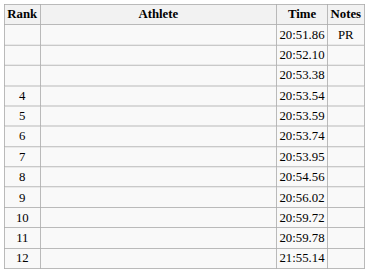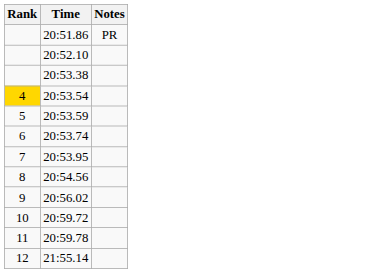- column: (158, 14)
(22, 95) no background -> (22, 95) gold background
